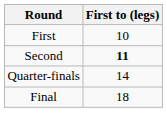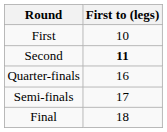(123, 76) 14 -> (123, 76) 16
+ row: (44, 96)
